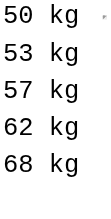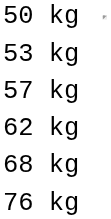+ row: (41, 203)
